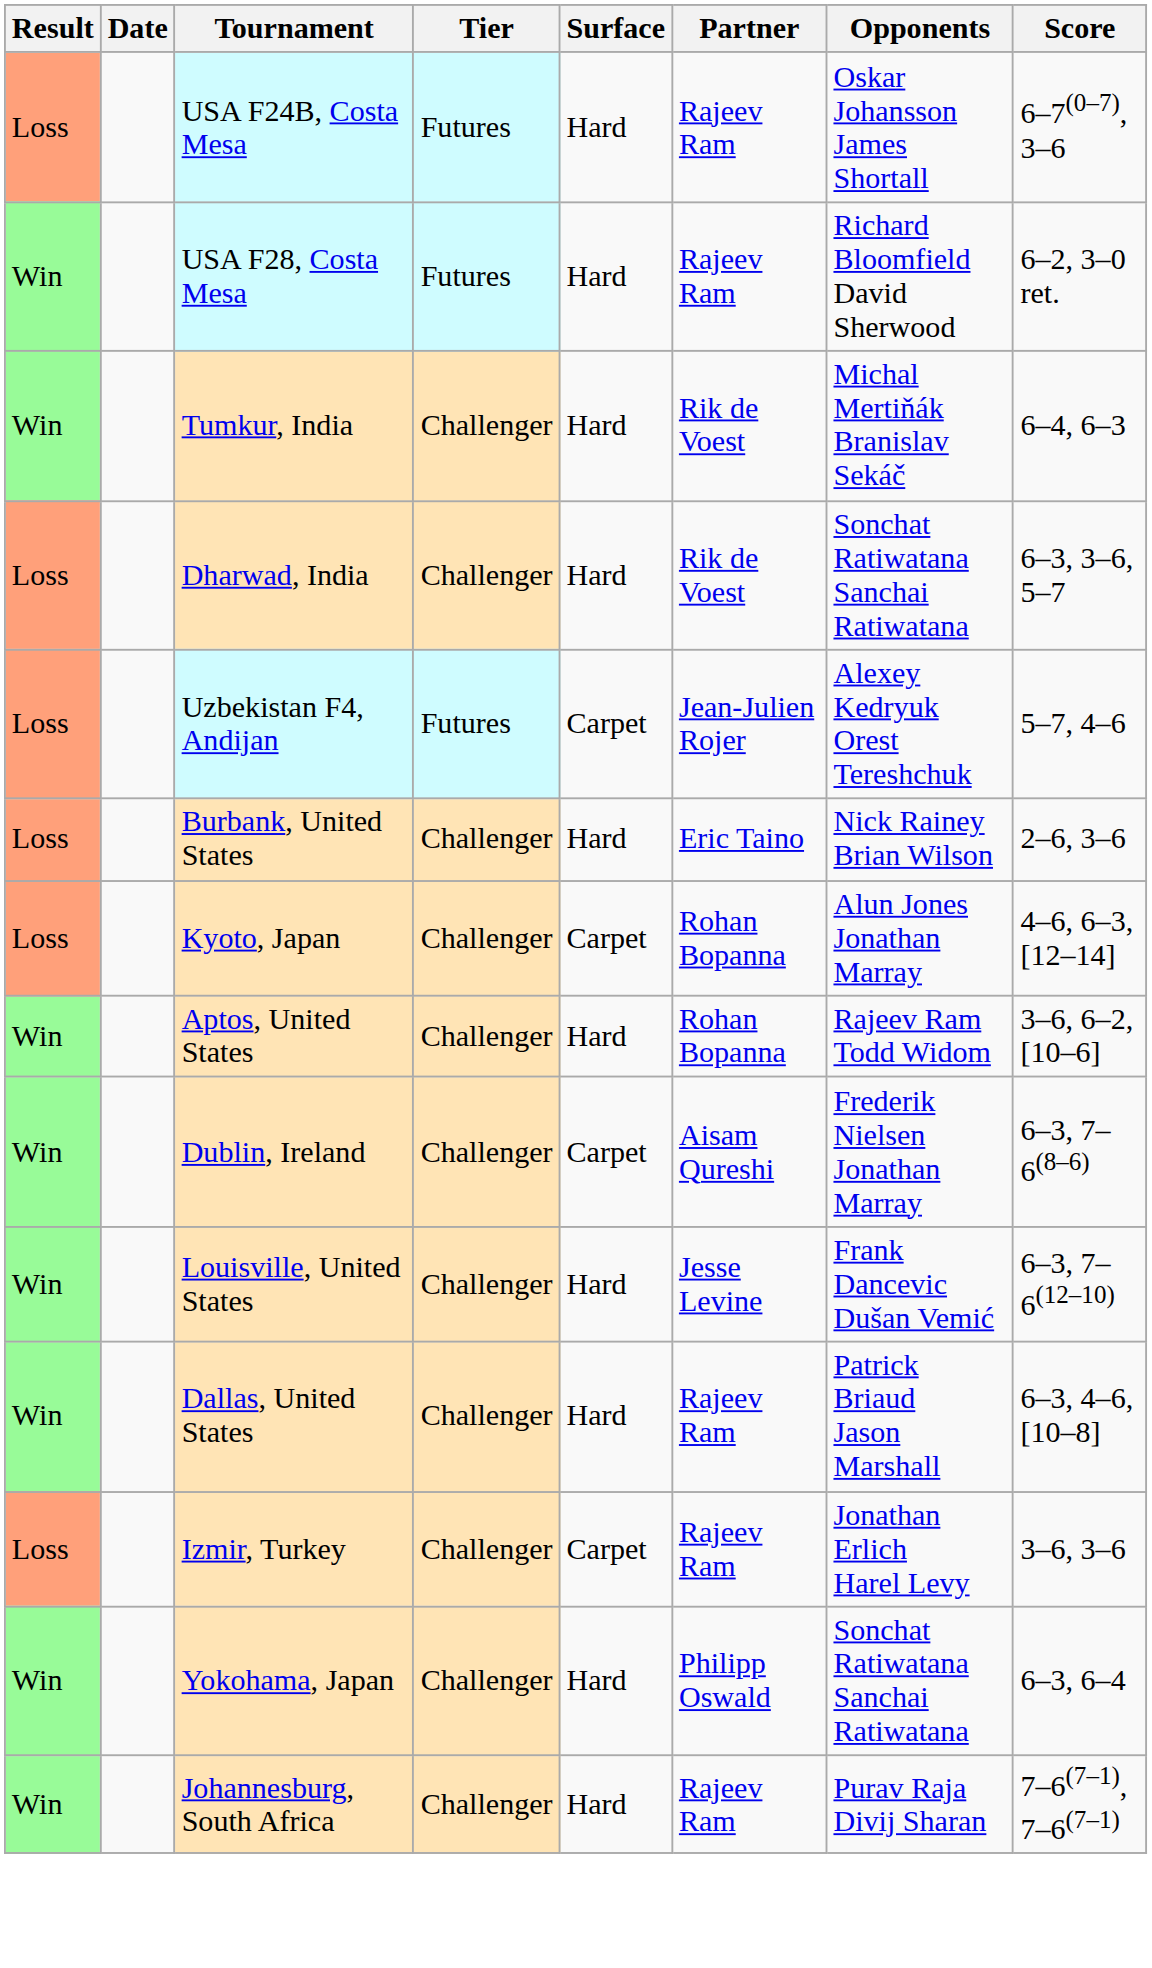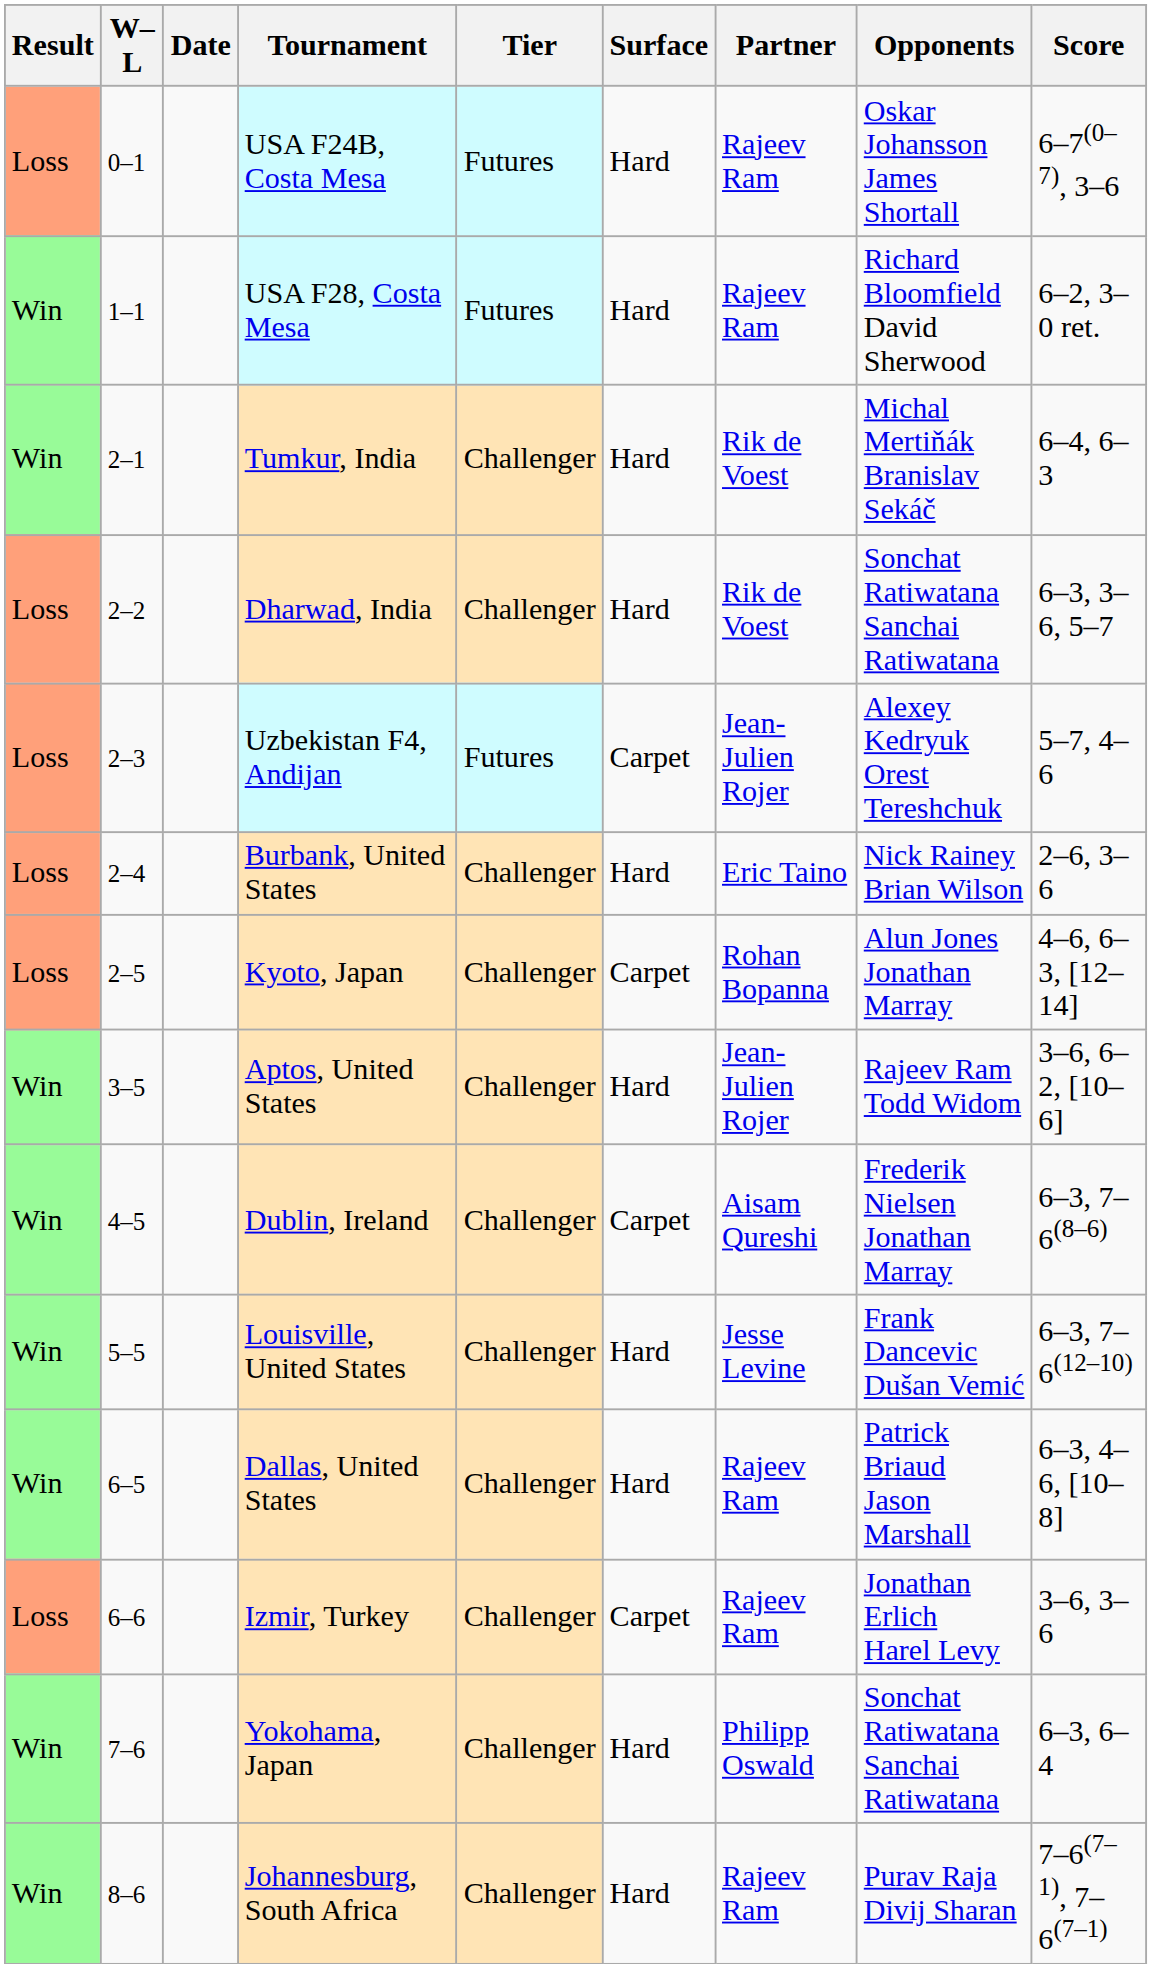+ column: (132, 45)
(732, 1036) Rohan Bopanna -> (758, 1086) Jean-Julien Rojer
